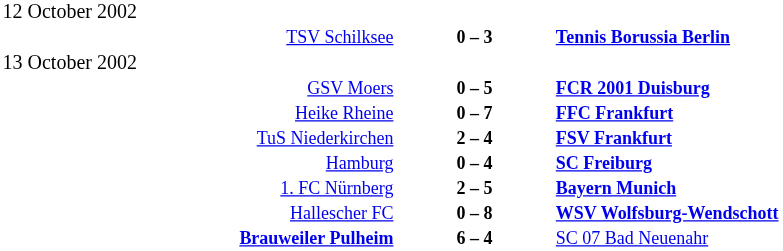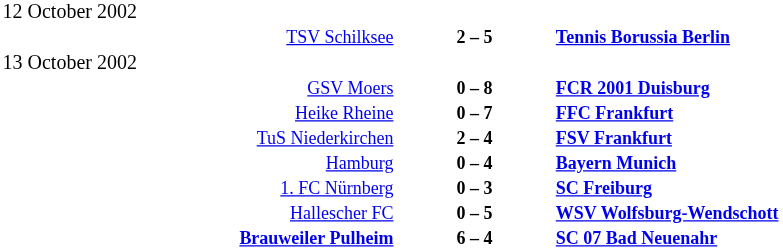(475, 36) 0 – 3 -> (475, 36) 2 – 5
(475, 88) 0 – 5 -> (475, 88) 0 – 8
(604, 163) SC Freiburg -> (616, 163) Bayern Munich
(475, 188) 2 – 5 -> (475, 188) 0 – 3
(616, 188) Bayern Munich -> (604, 188) SC Freiburg
(475, 213) 0 – 8 -> (475, 213) 0 – 5
(632, 238) normal -> (637, 238) bold
